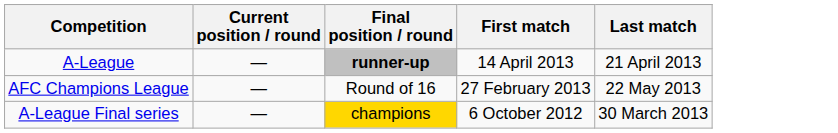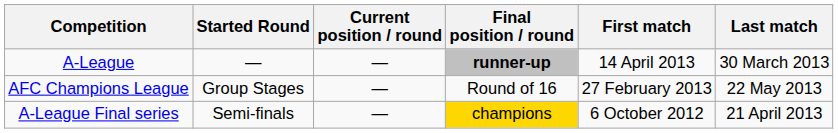+ column: (253, 26)
(653, 62) 21 April 2013 -> (774, 62) 30 March 2013
(653, 114) 30 March 2013 -> (774, 114) 21 April 2013
